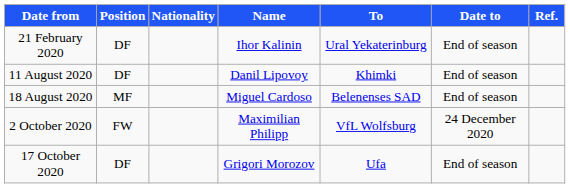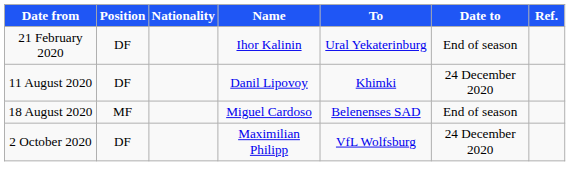(480, 75) End of season -> (480, 82) 24 December 2020
(123, 126) FW -> (123, 142) DF
- row: (51, 164)
